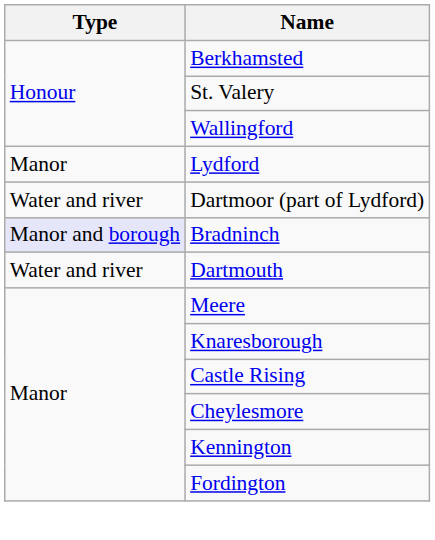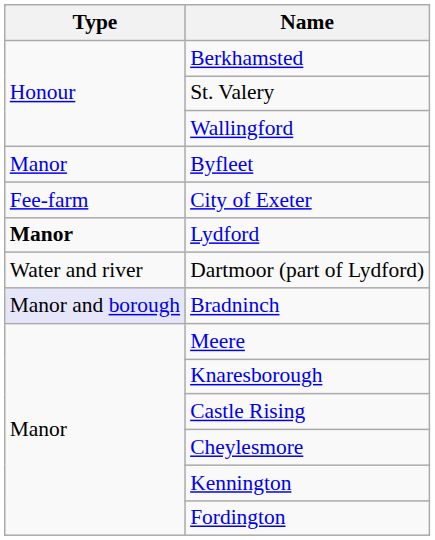+ row: (222, 164)
+ row: (251, 199)
(38, 164) normal -> (41, 234) bold
- row: (237, 270)
